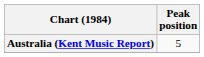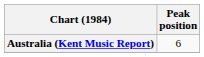(178, 43) 5 -> (178, 43) 6
